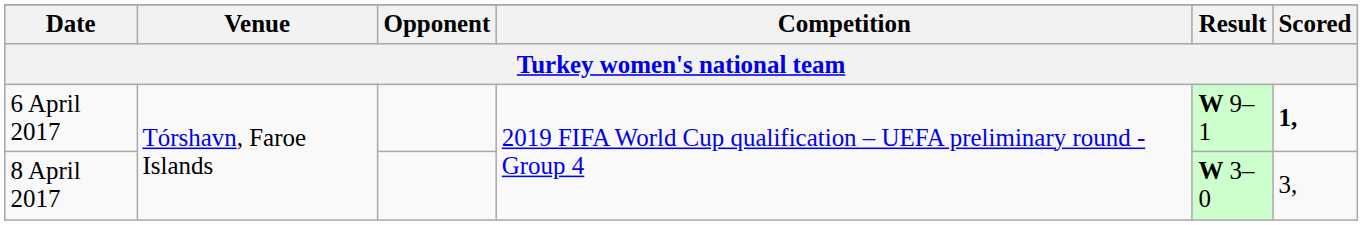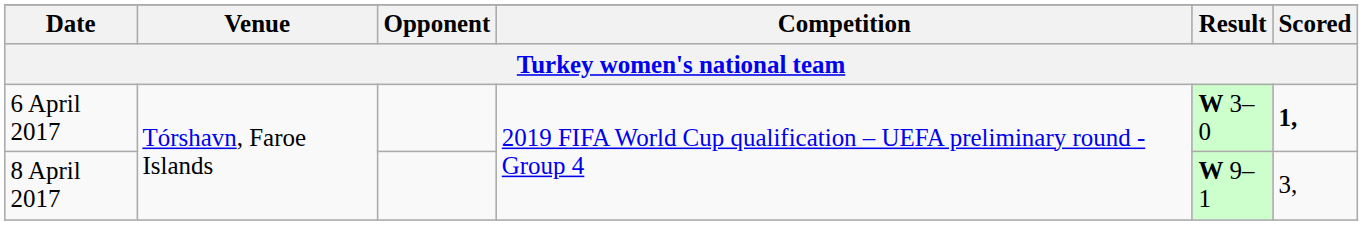(1226, 117) W 9–1 -> (1226, 117) W 3–0
(1226, 185) W 3–0 -> (1226, 185) W 9–1
